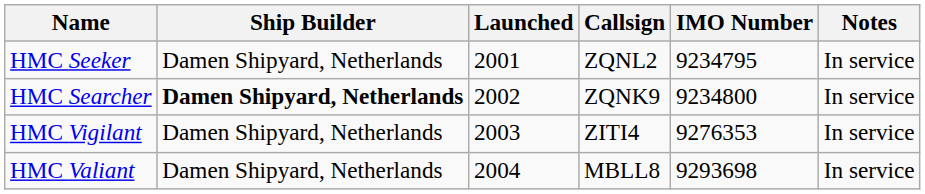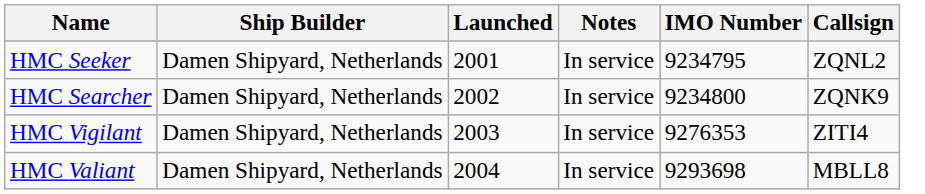columns swapped: (625, 22) <-> (869, 22)
(313, 96) bold -> (302, 96) normal
